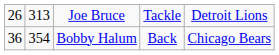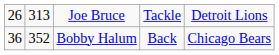(39, 38) 354 -> (39, 38) 352
